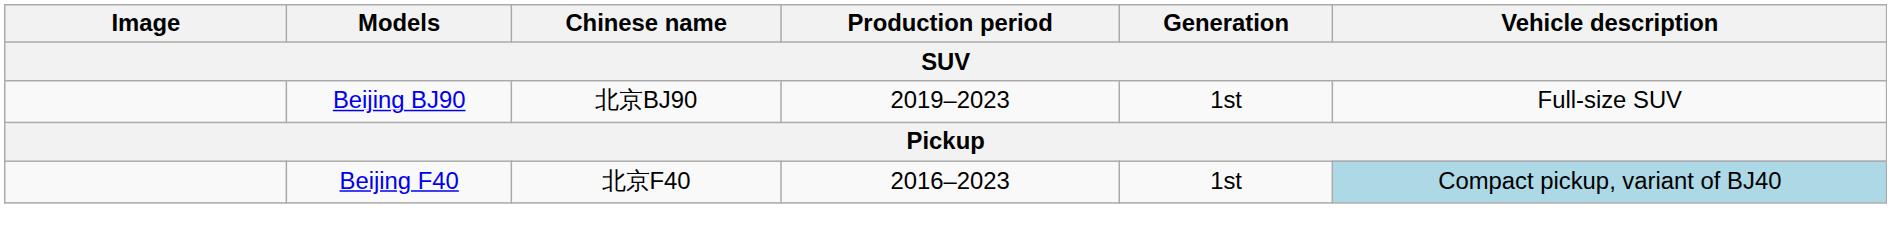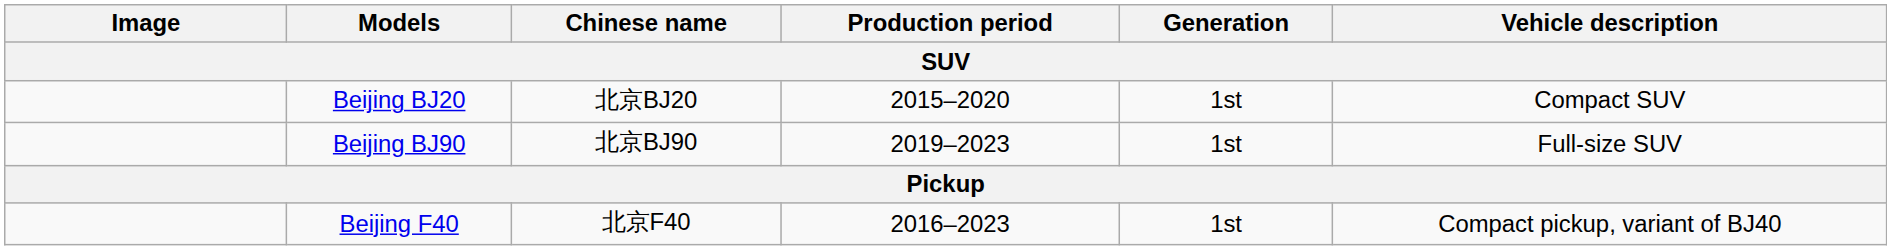+ row: (399, 101)
(1610, 181) lightblue background -> (1610, 223) no background
